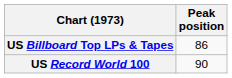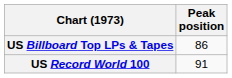(202, 63) 90 -> (202, 63) 91
